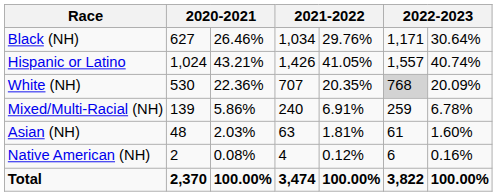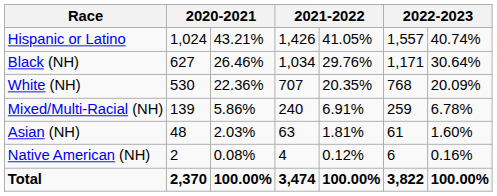rows swapped: (67, 62) <-> (43, 39)
(399, 86) lightgrey background -> (399, 86) no background
